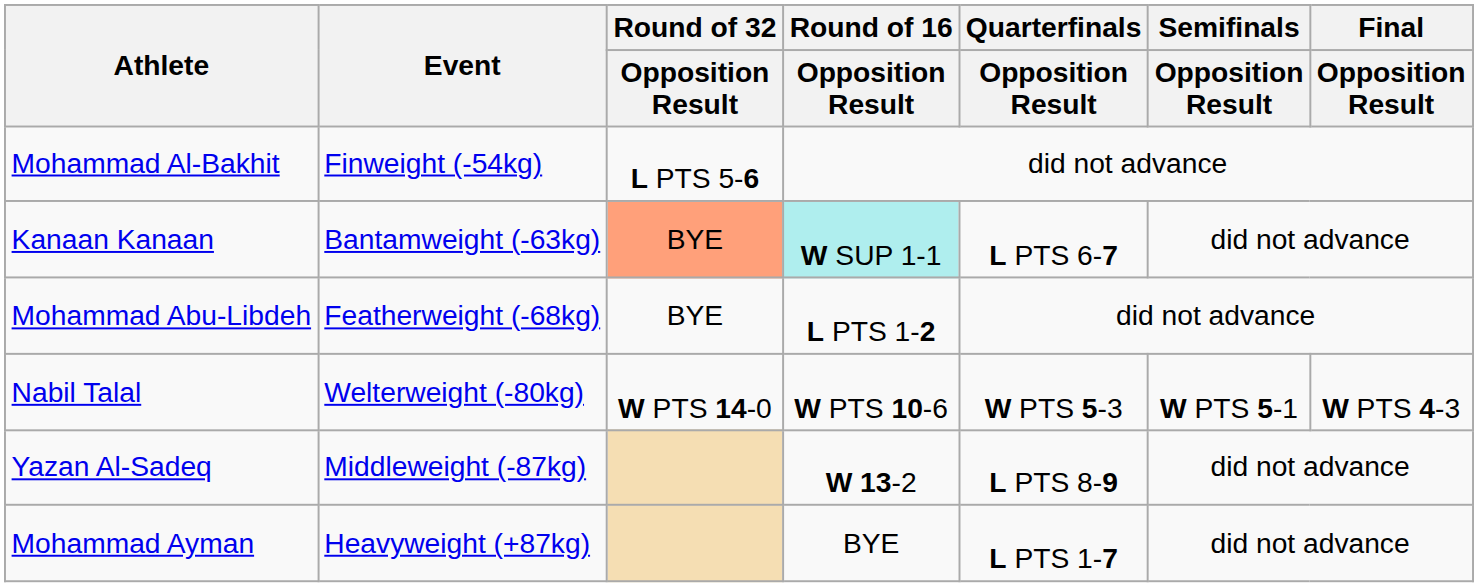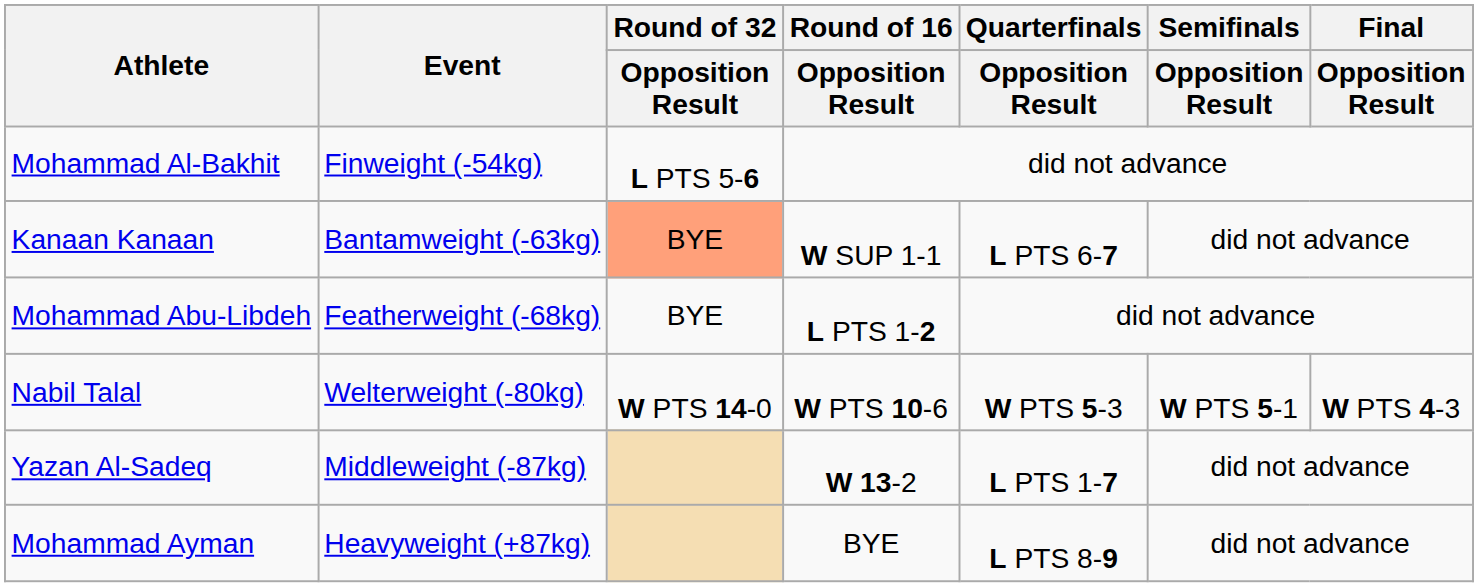(871, 256) paleturquoise background -> (871, 256) no background
(1054, 483) L PTS 8-9 -> (1054, 483) L PTS 1-7
(1054, 559) L PTS 1-7 -> (1054, 559) L PTS 8-9
